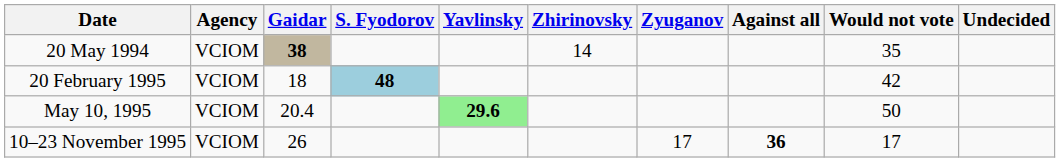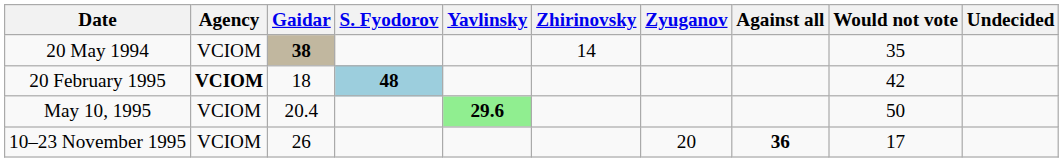(227, 80) normal -> (229, 80) bold
(682, 141) 17 -> (686, 141) 20
